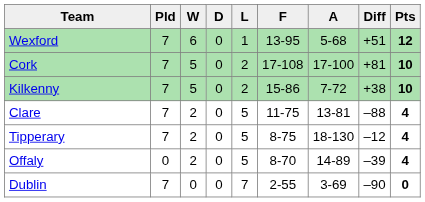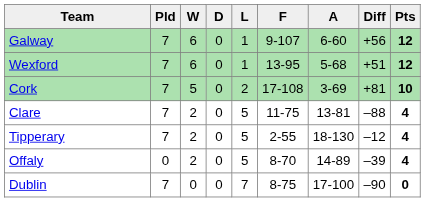+ row: (31, 40)
(333, 64) 17-100 -> (333, 88) 3-69
- row: (34, 88)
(283, 136) 8-75 -> (283, 136) 2-55
(283, 185) 2-55 -> (283, 185) 8-75
(333, 185) 3-69 -> (333, 185) 17-100
